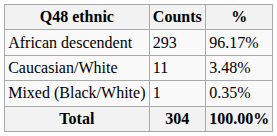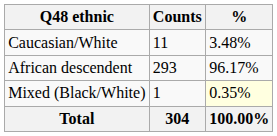rows swapped: (70, 42) <-> (63, 67)
(230, 93) no background -> (230, 93) lightyellow background
